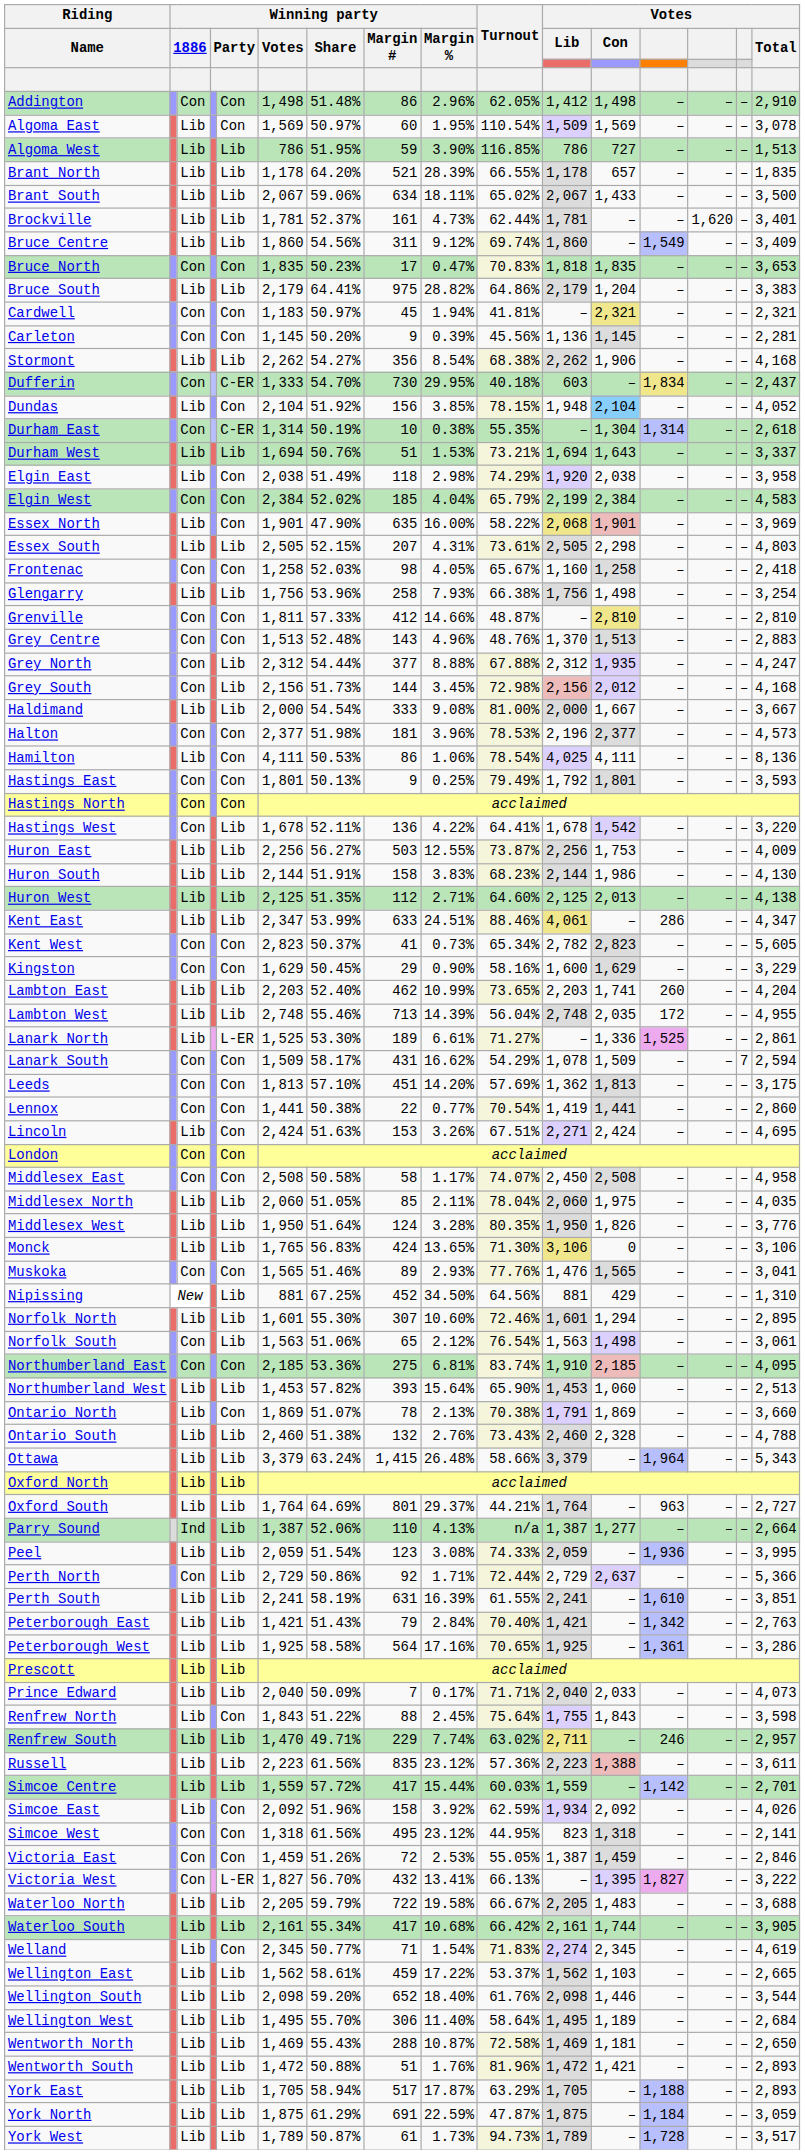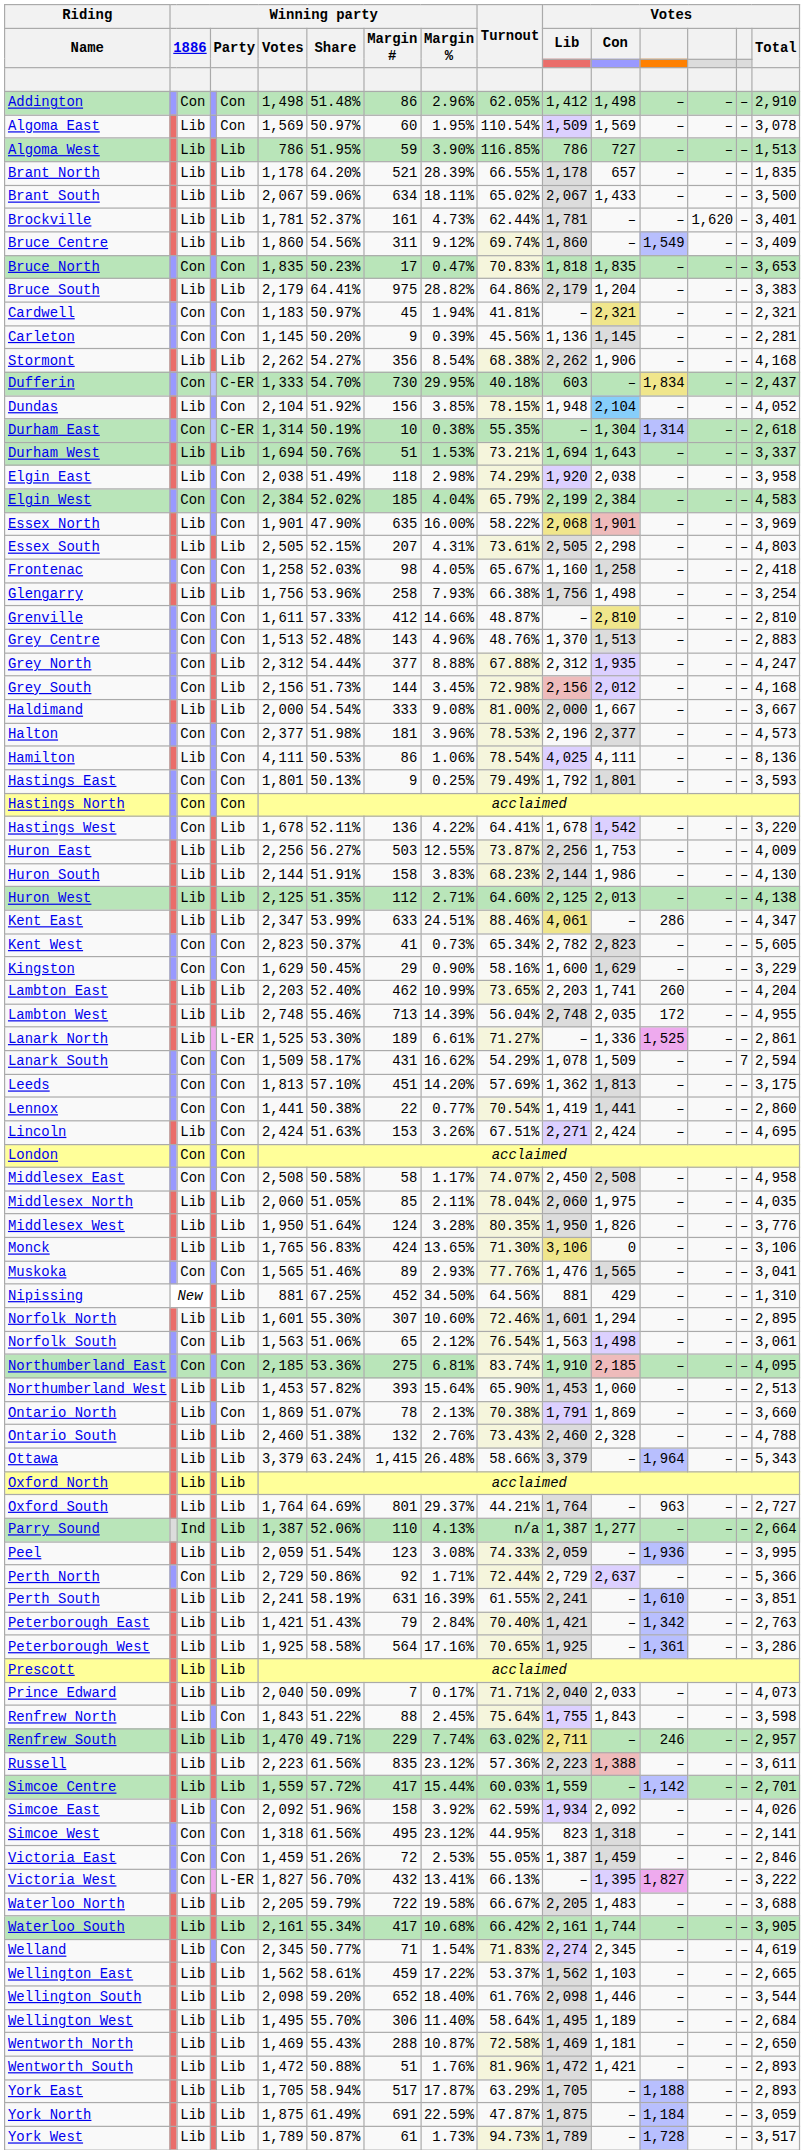(283, 617) 1,811 -> (283, 617) 1,611
(335, 2114) 61.29% -> (335, 2114) 61.49%
